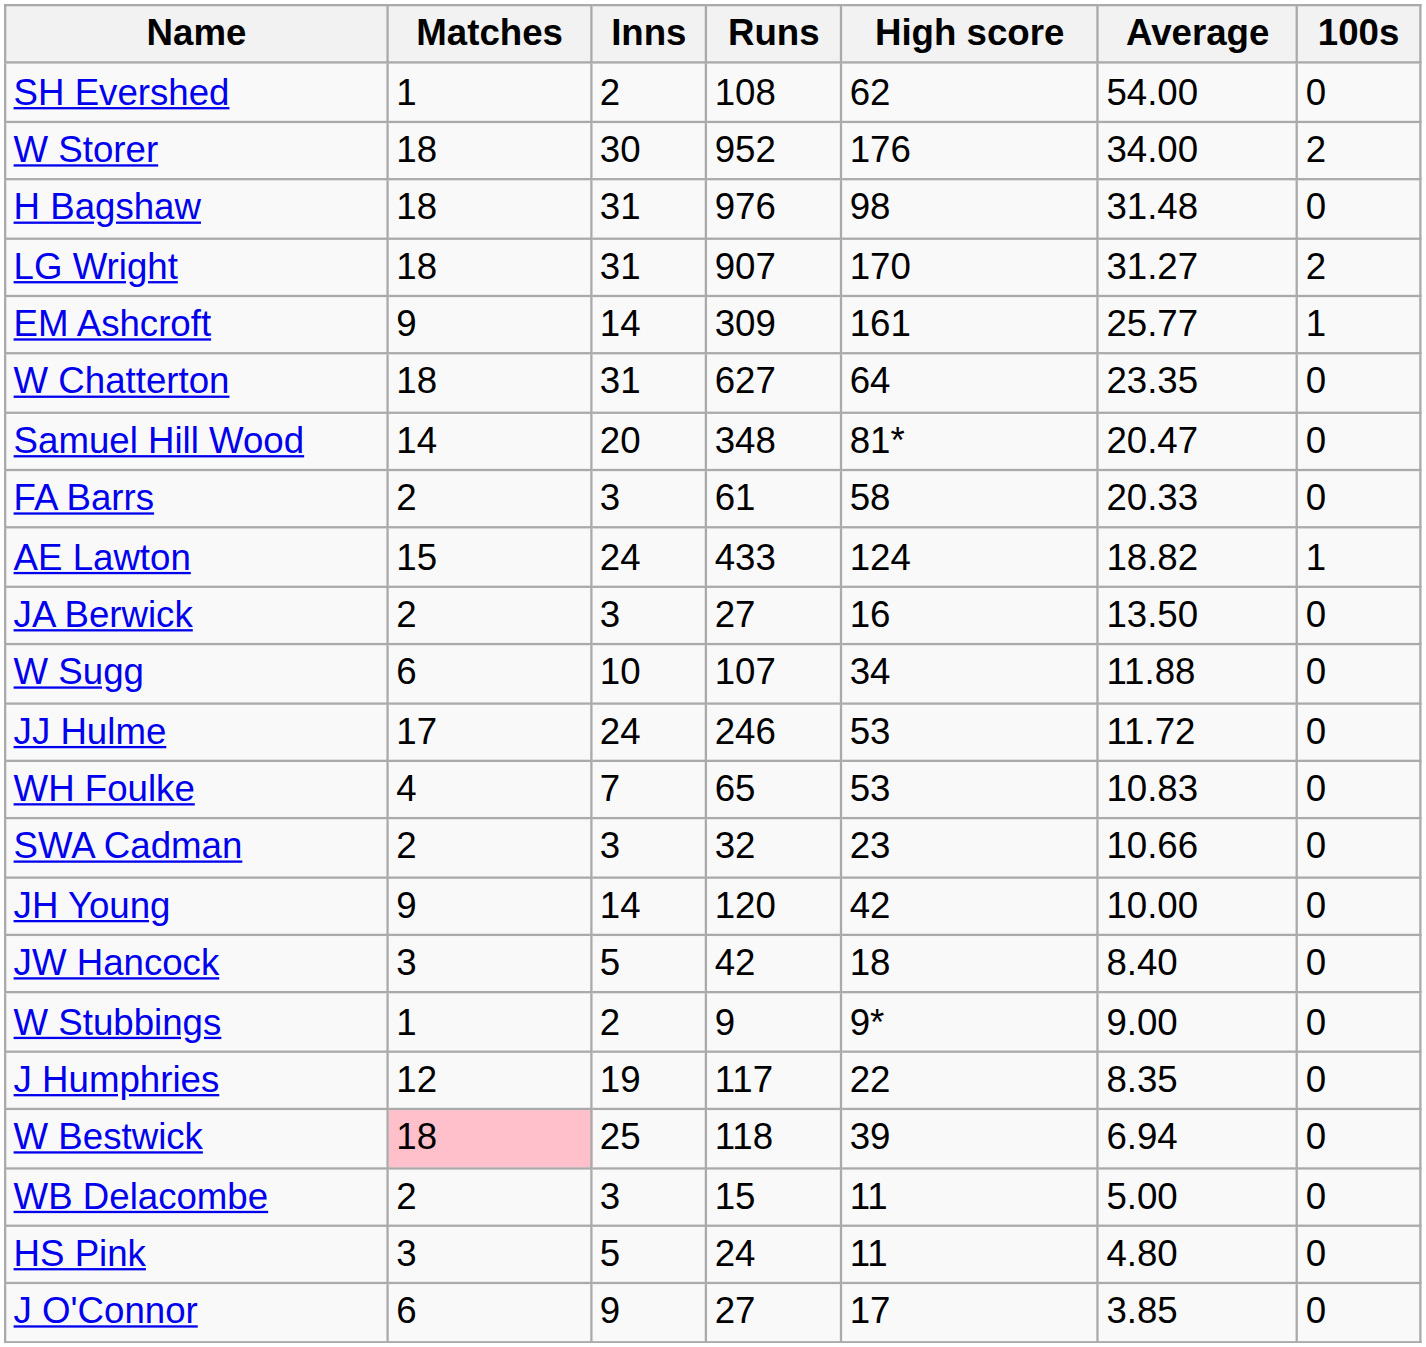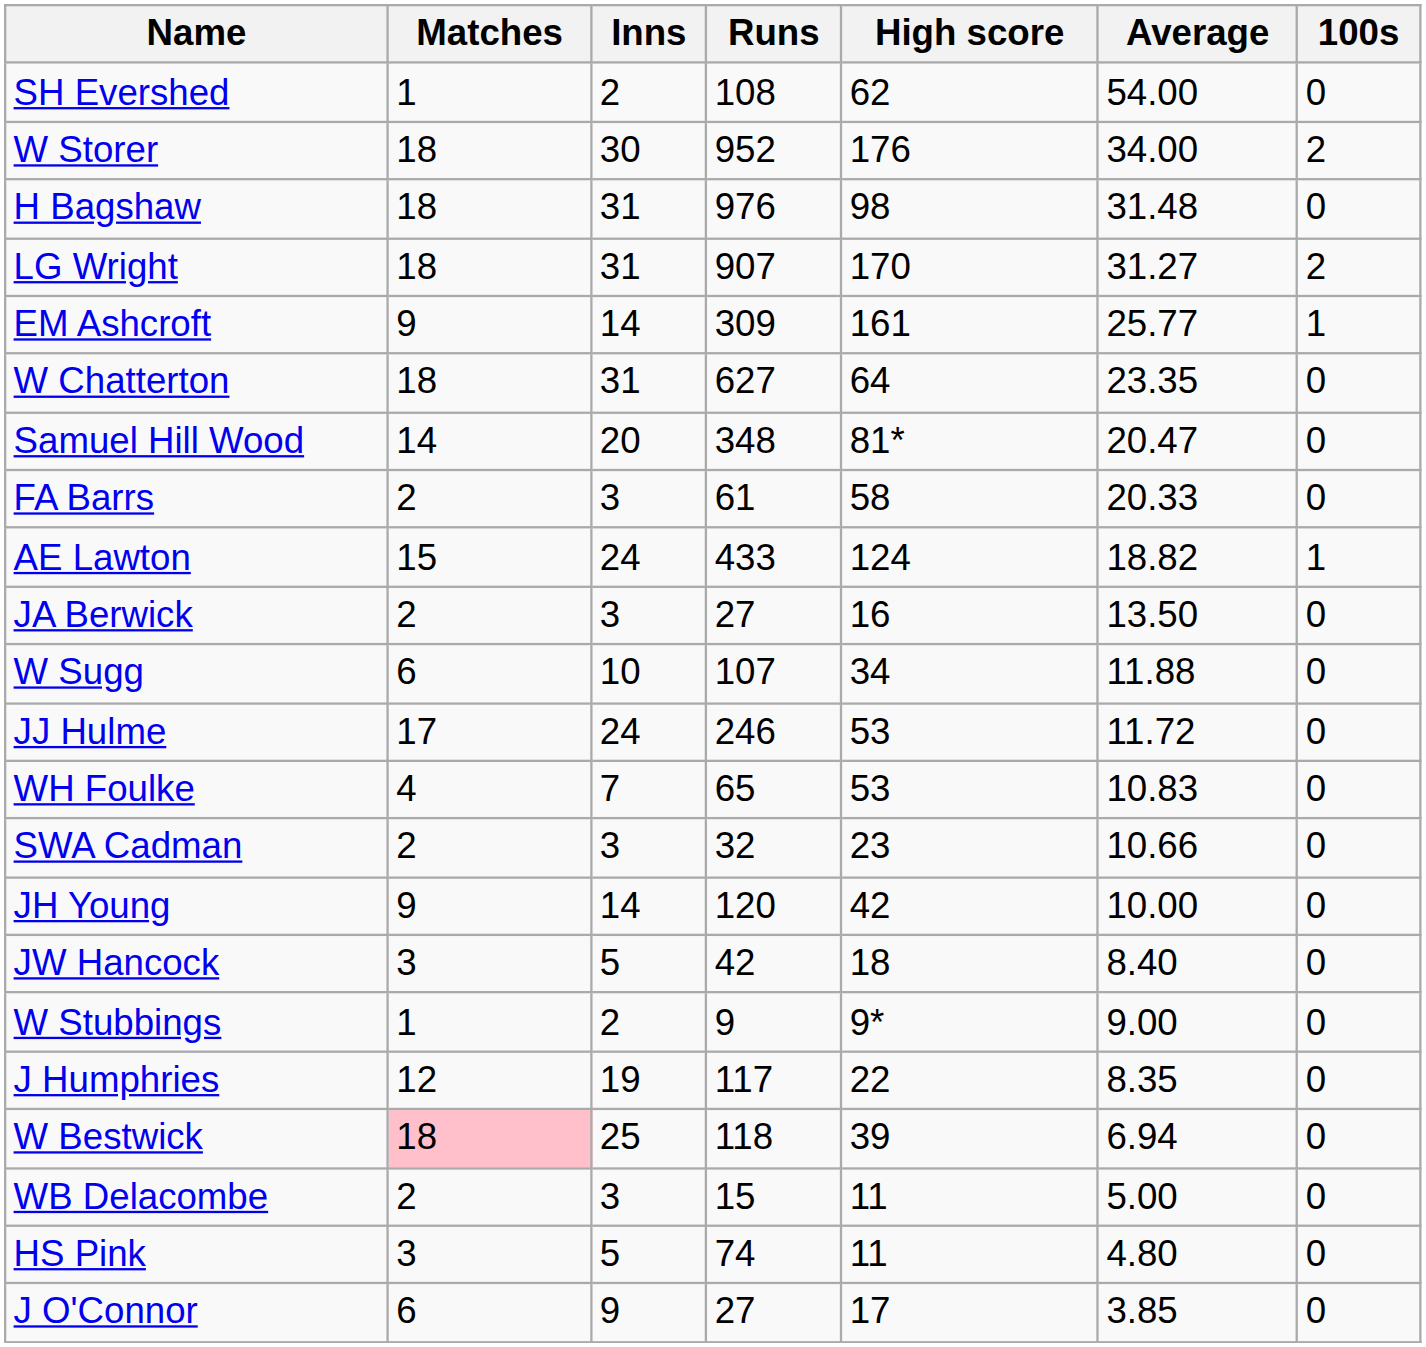(735, 1253) 24 -> (735, 1253) 74
